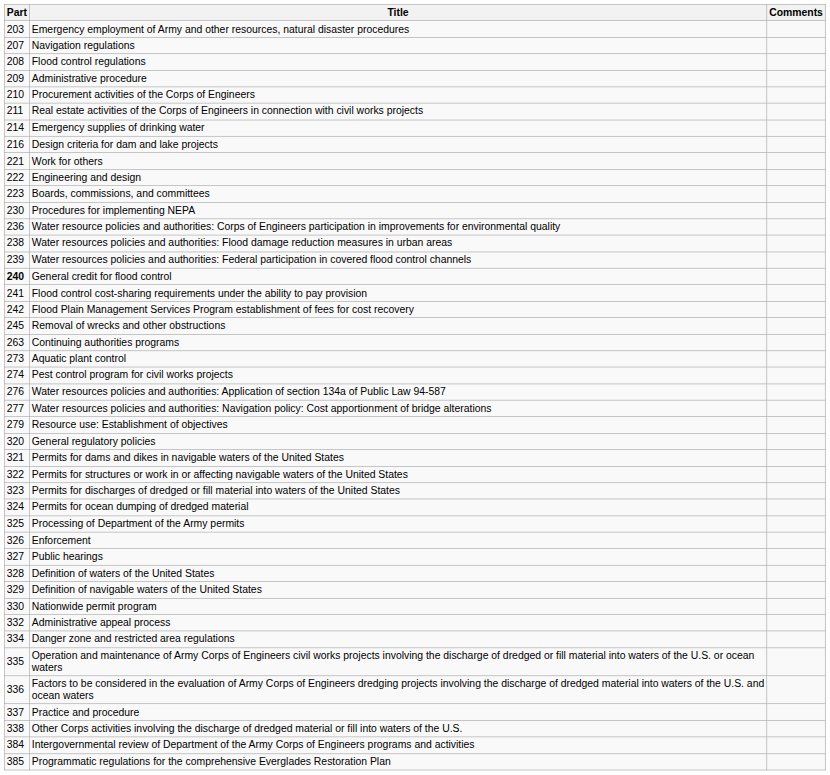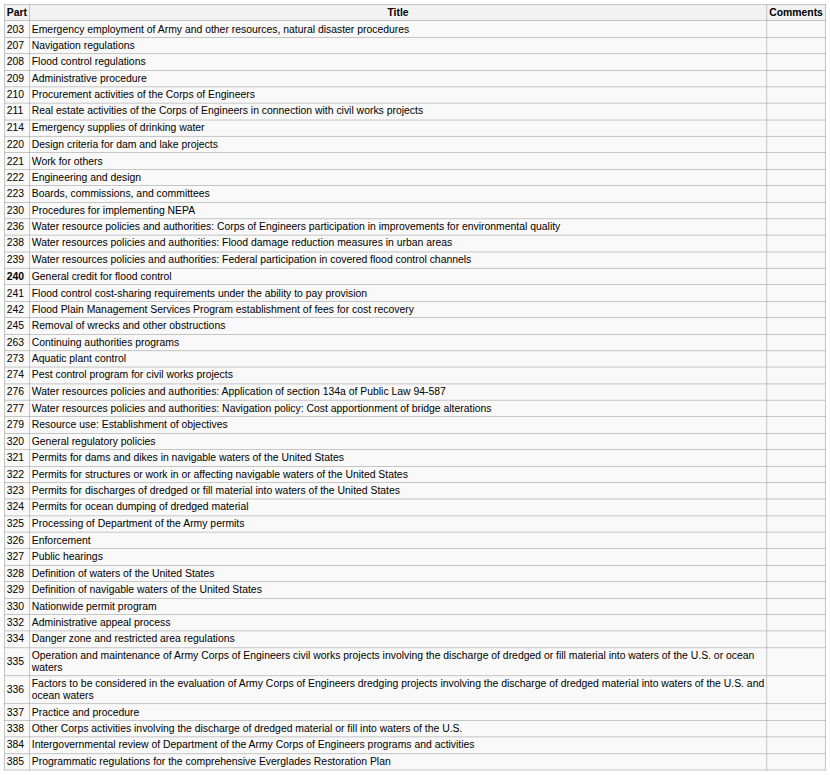(15, 144) 216 -> (15, 144) 220
